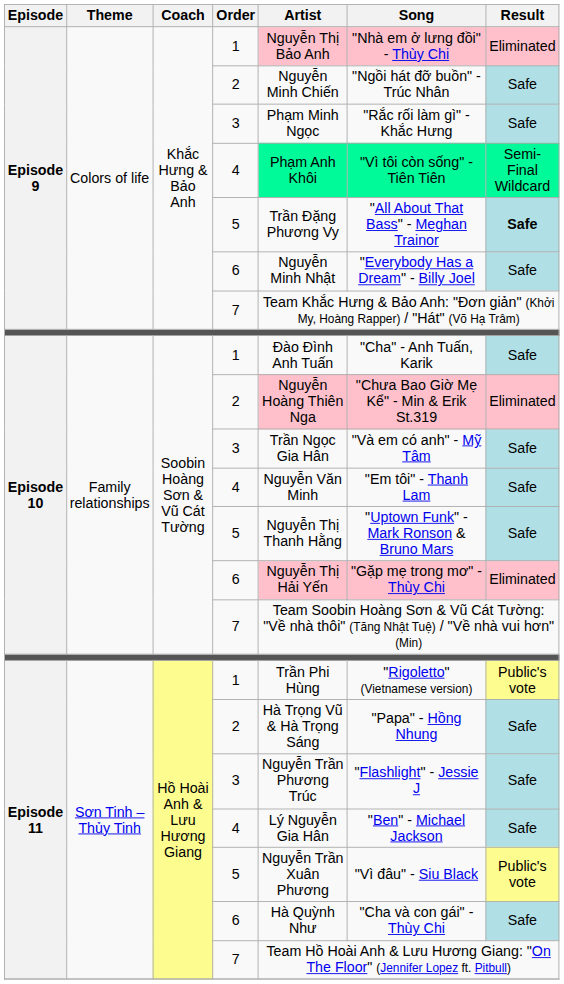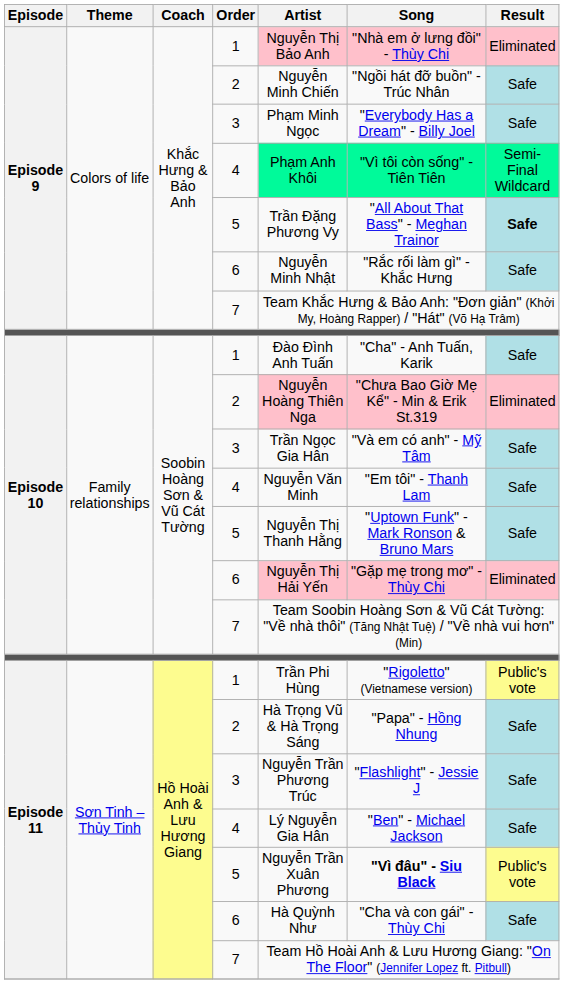(416, 123) "Rắc rối làm gì" - Khắc Hưng -> (416, 123) "Everybody Has a Dream" - Billy Joel
(416, 271) "Everybody Has a Dream" - Billy Joel -> (416, 271) "Rắc rối làm gì" - Khắc Hưng
(416, 874) normal -> (416, 874) bold
